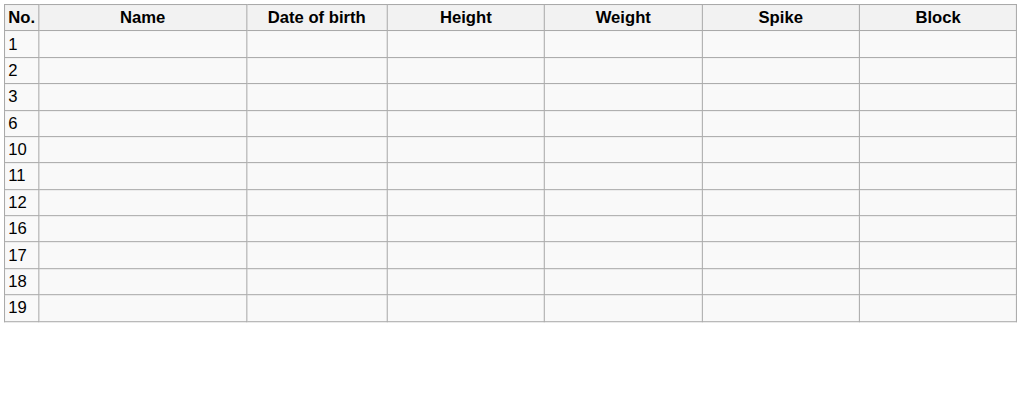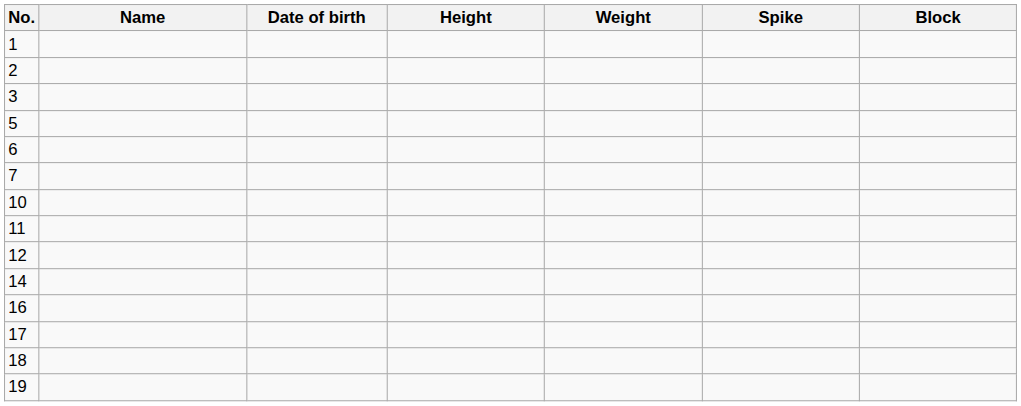+ row: (13, 123)
+ row: (13, 176)
+ row: (18, 281)
